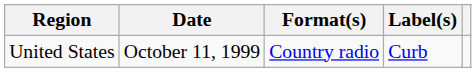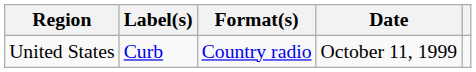columns swapped: (192, 20) <-> (423, 20)
